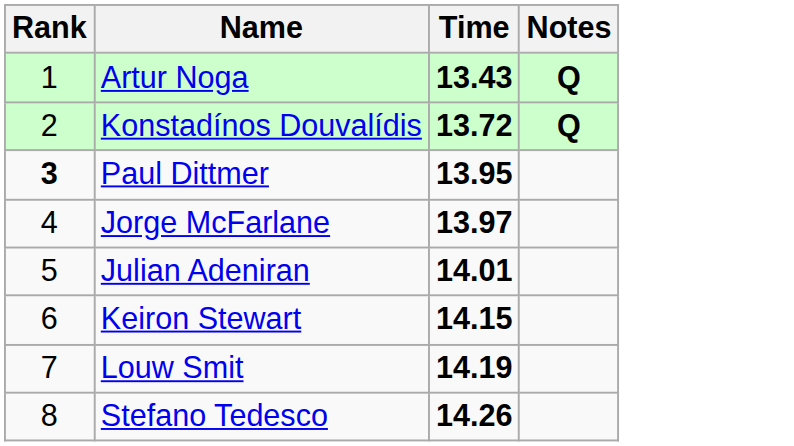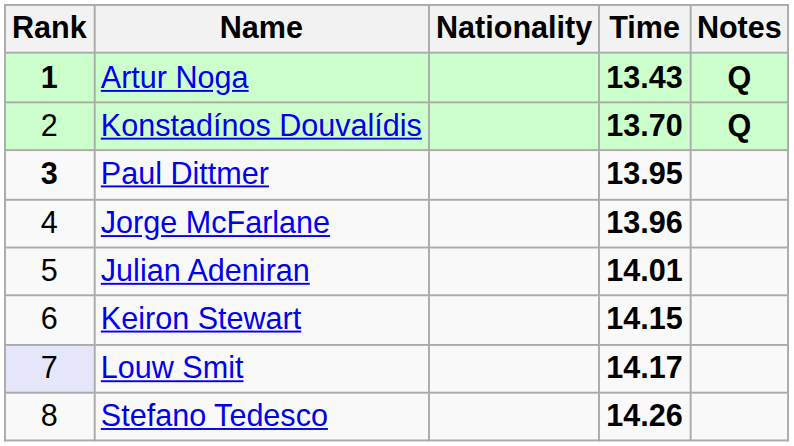+ column: (514, 28)
(49, 77) normal -> (49, 77) bold
(474, 125) 13.72 -> (645, 125) 13.70
(474, 222) 13.97 -> (645, 222) 13.96
(49, 367) no background -> (49, 367) lavender background
(474, 367) 14.19 -> (645, 367) 14.17
